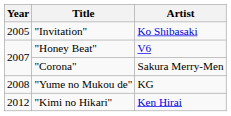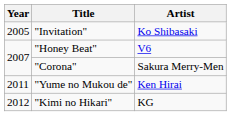(18, 84) 2008 -> (18, 84) 2011
(146, 84) KG -> (160, 84) Ken Hirai
(160, 102) Ken Hirai -> (146, 102) KG
